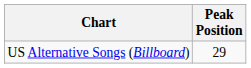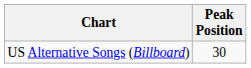(219, 52) 29 -> (219, 52) 30
